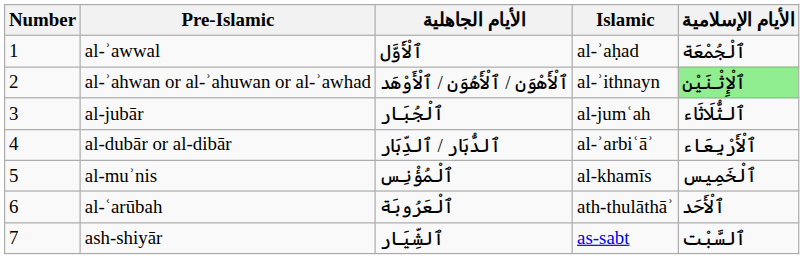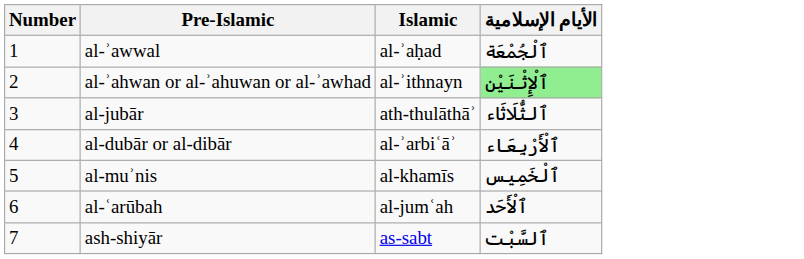- column: (474, 20)
(614, 113) al-jumʿah -> (428, 113) ath-thulāthāʾ
(625, 206) ath-thulāthāʾ -> (416, 206) al-jumʿah
